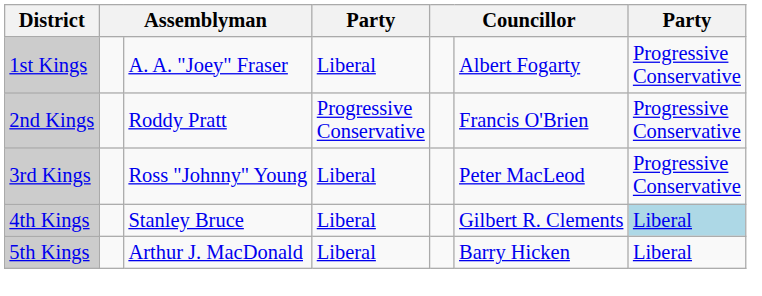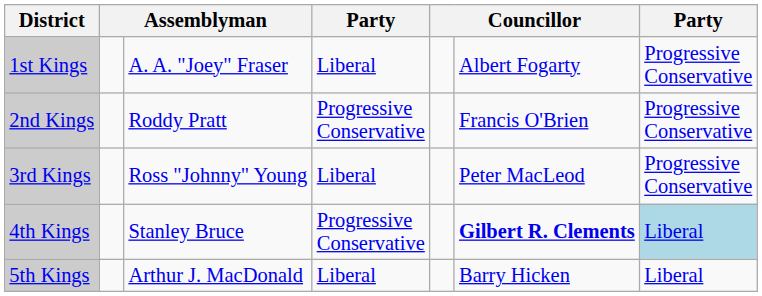(346, 219) Liberal -> (371, 231) Progressive Conservative
(541, 219) normal -> (547, 231) bold
